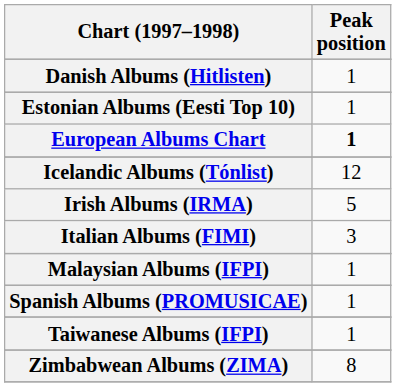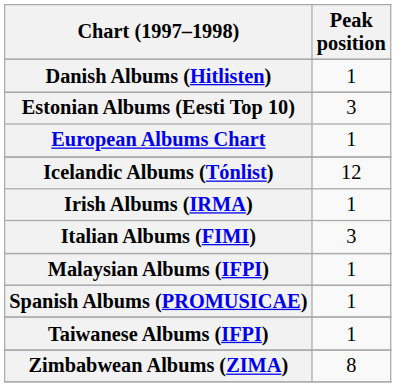(351, 107) 1 -> (351, 107) 3
(351, 140) bold -> (351, 140) normal
(351, 204) 5 -> (351, 204) 1
